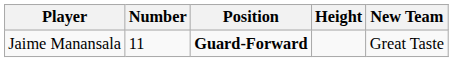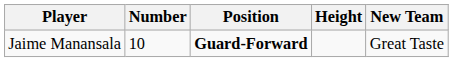(136, 43) 11 -> (137, 43) 10
